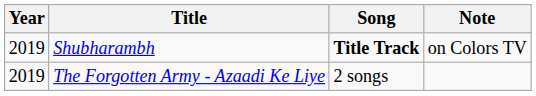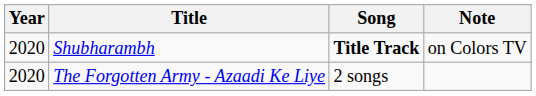(27, 47) 2019 -> (27, 47) 2020
(27, 76) 2019 -> (27, 76) 2020
